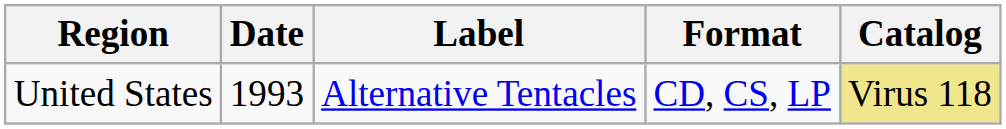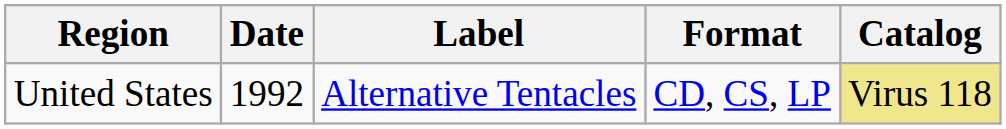(267, 92) 1993 -> (267, 92) 1992
